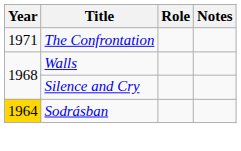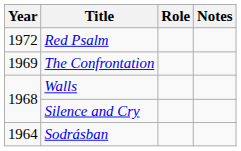+ row: (77, 39)
(23, 39) 1971 -> (23, 63) 1969
(23, 110) gold background -> (23, 134) no background
